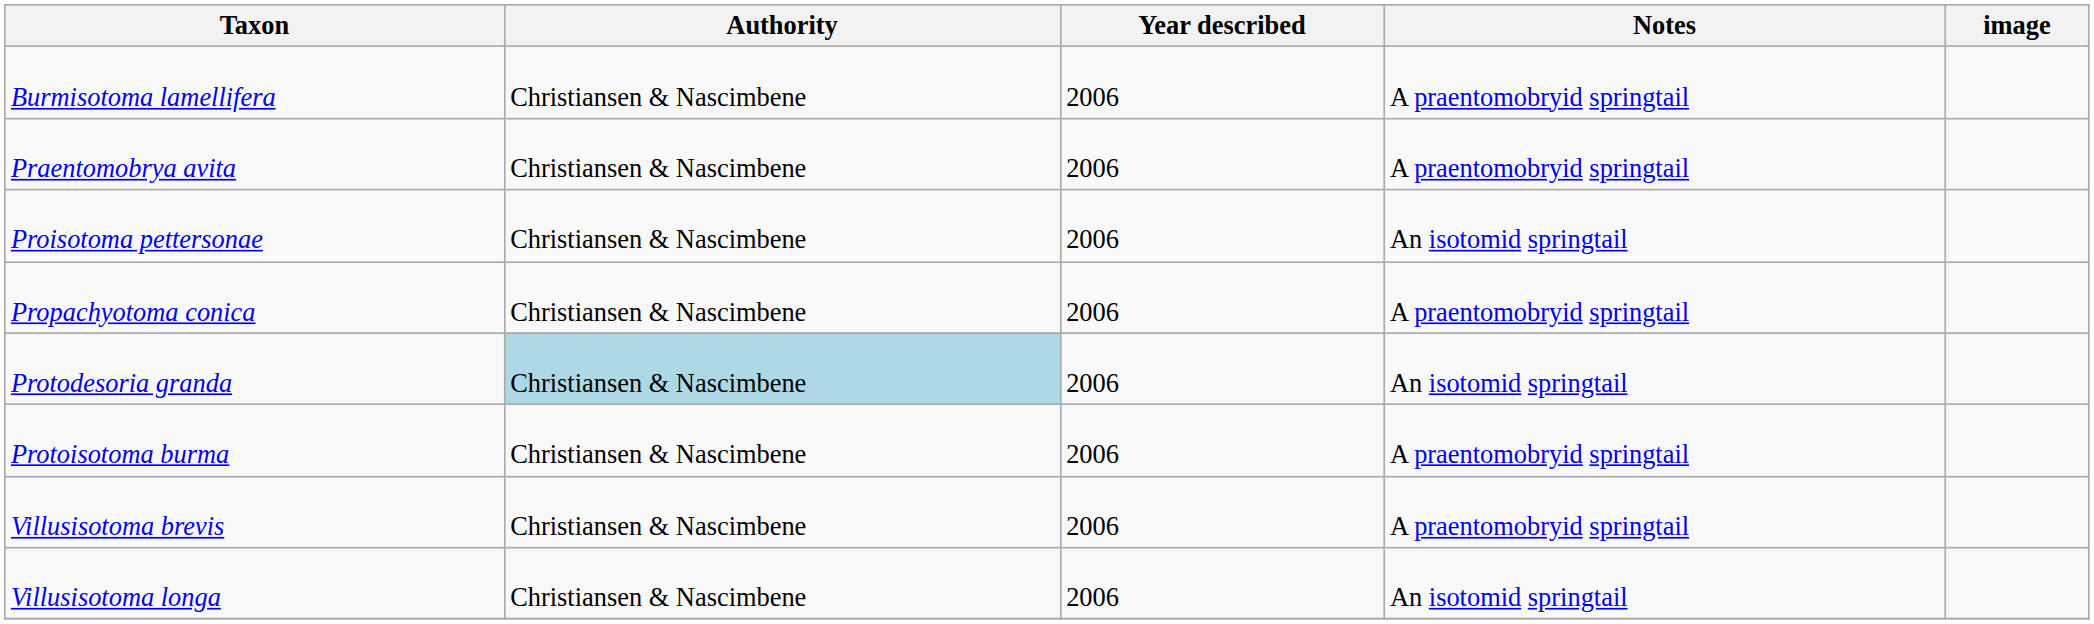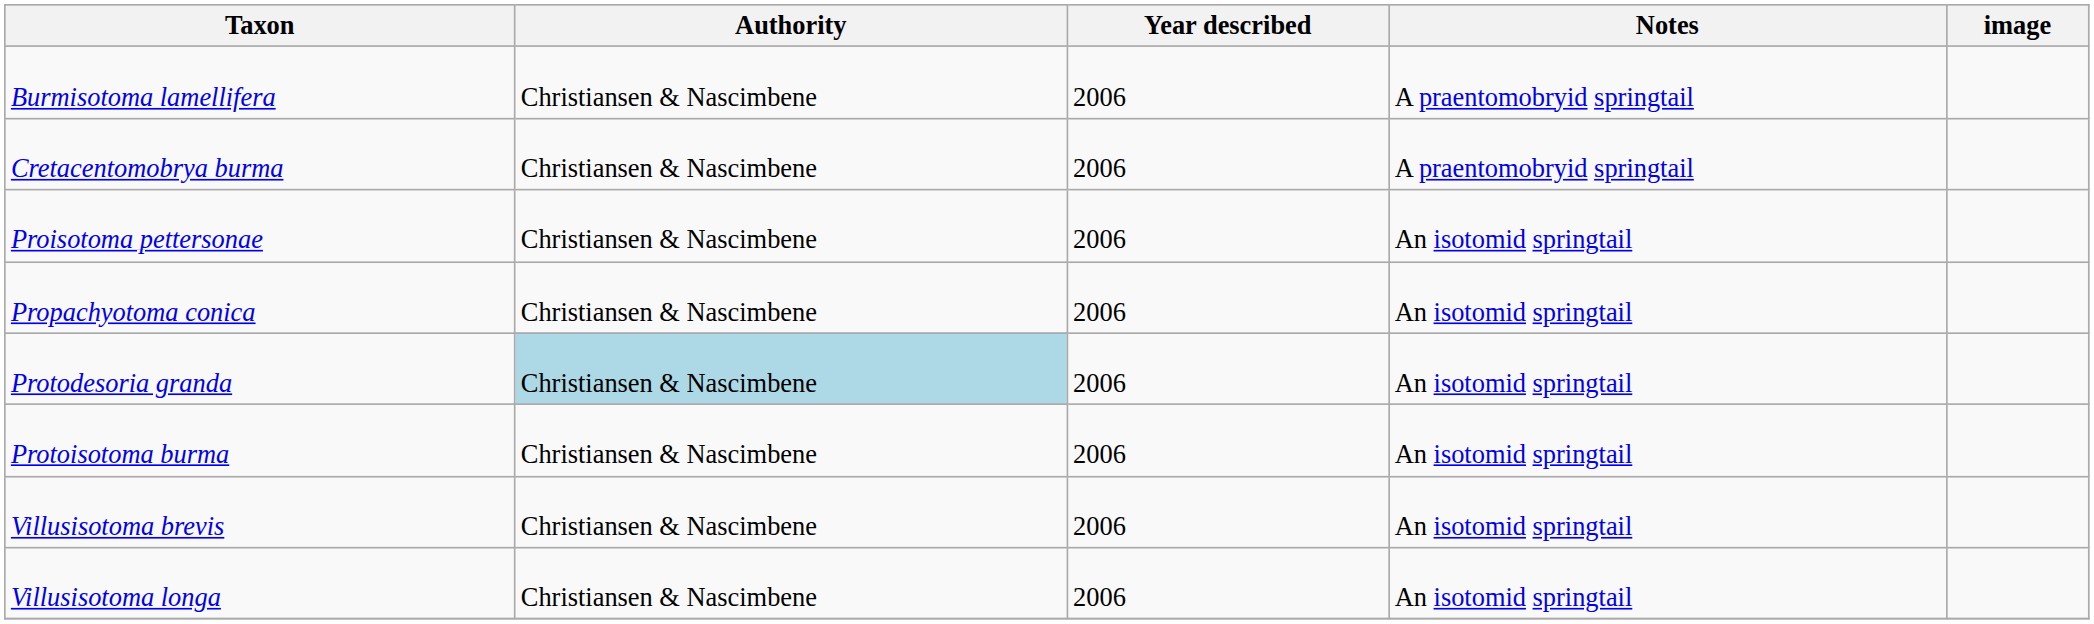+ row: (147, 168)
- row: (123, 168)
(1540, 311) A praentomobryid springtail -> (1513, 311) An isotomid springtail
(1540, 454) A praentomobryid springtail -> (1513, 454) An isotomid springtail
(1540, 526) A praentomobryid springtail -> (1513, 526) An isotomid springtail
